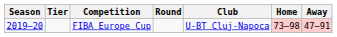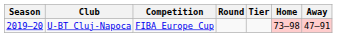columns swapped: (58, 11) <-> (228, 11)
